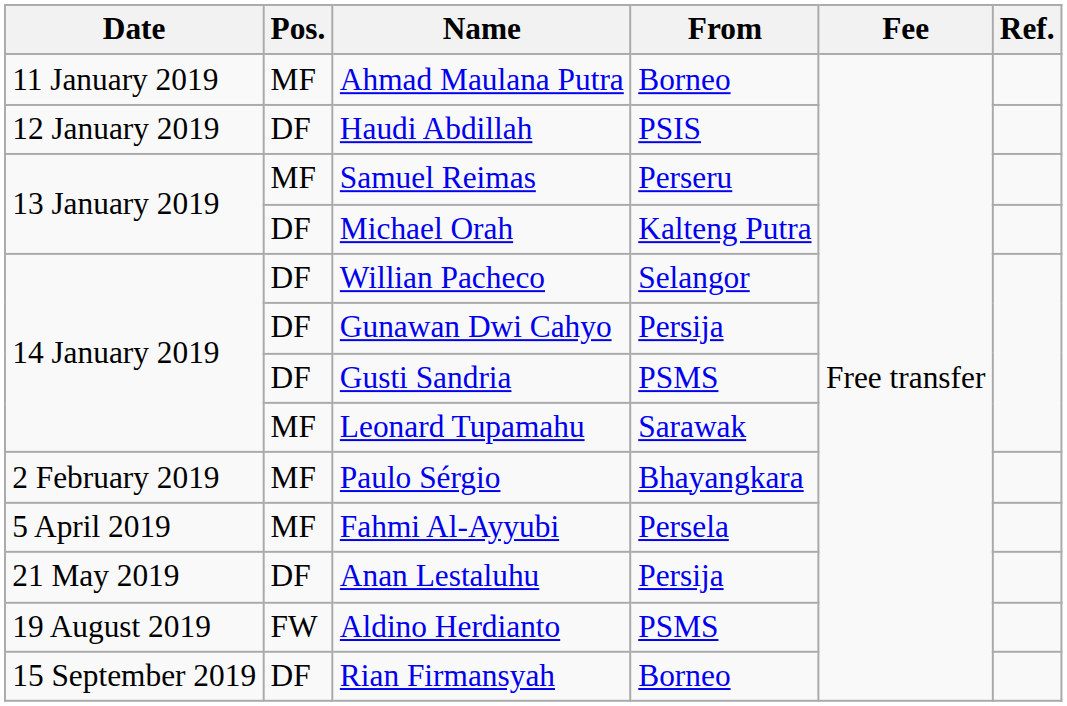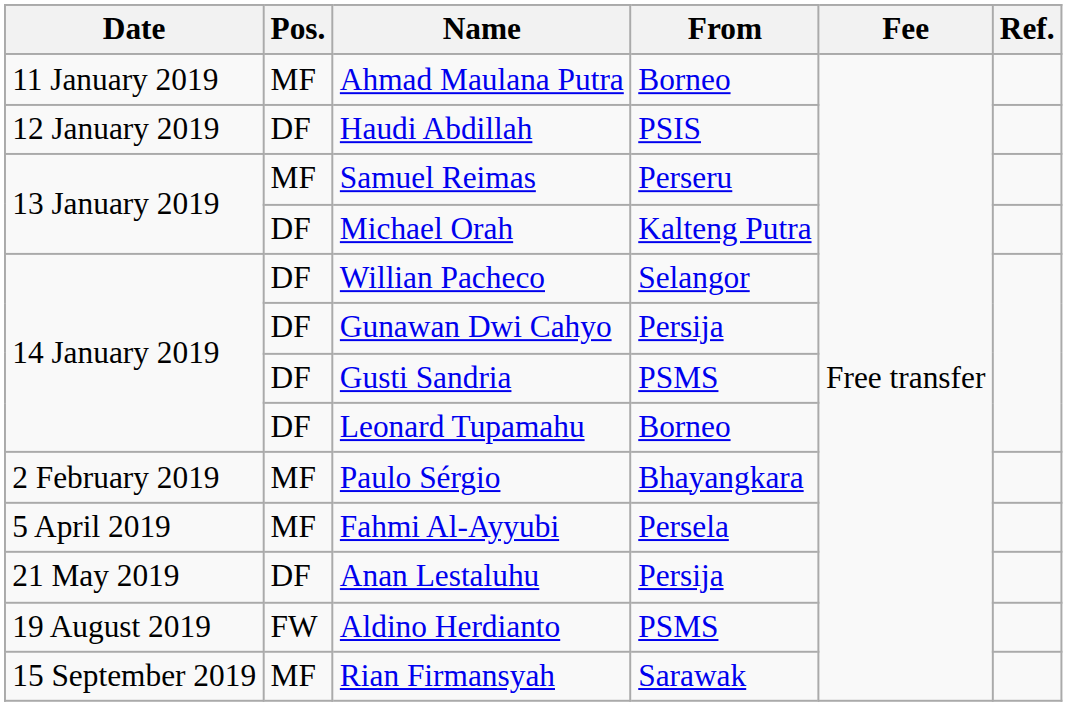(293, 427) MF -> (291, 427) DF
(692, 427) Sarawak -> (684, 427) Borneo
(291, 675) DF -> (293, 675) MF
(684, 675) Borneo -> (692, 675) Sarawak
